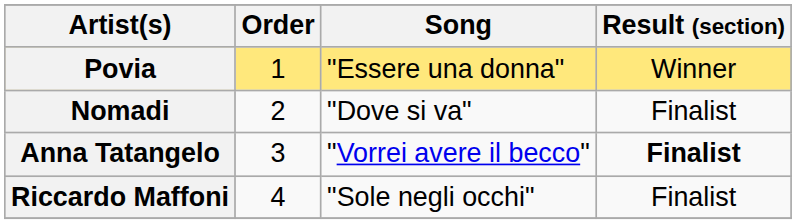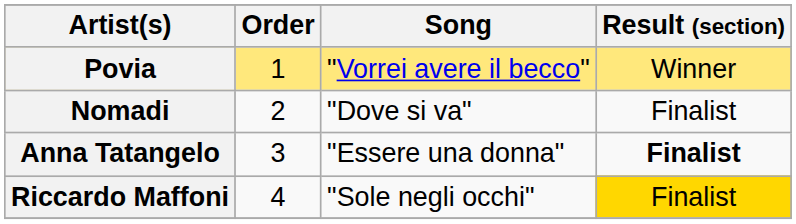(446, 68) "Essere una donna" -> (458, 68) "Vorrei avere il becco"
(458, 153) "Vorrei avere il becco" -> (446, 153) "Essere una donna"
(694, 196) no background -> (694, 196) gold background
